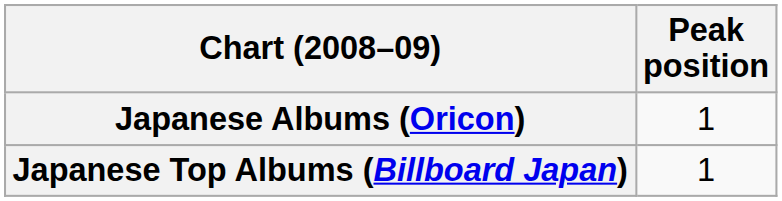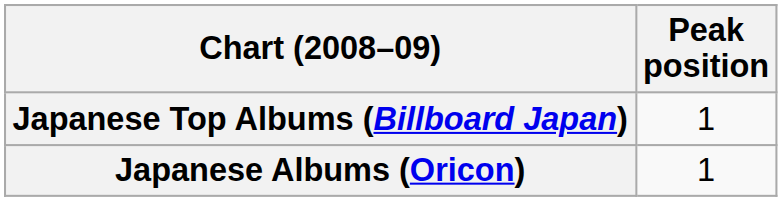rows swapped: (320, 118) <-> (320, 169)
